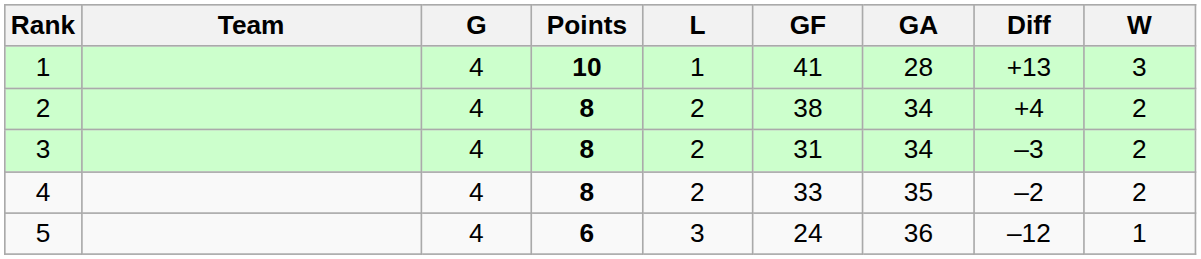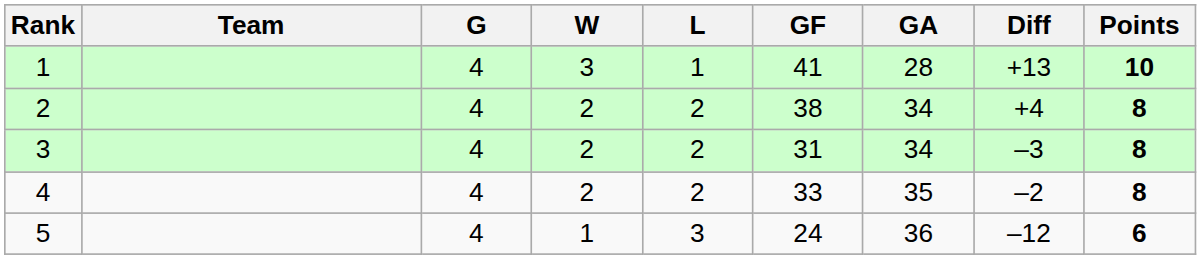columns swapped: (1139, 25) <-> (587, 25)
